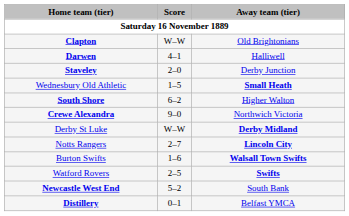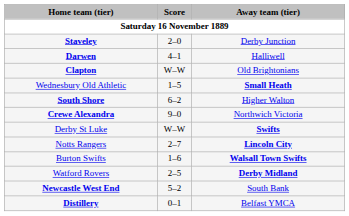rows swapped: (81, 41) <-> (81, 71)
(268, 130) Derby Midland -> (268, 130) Swifts
(268, 174) Swifts -> (268, 174) Derby Midland
